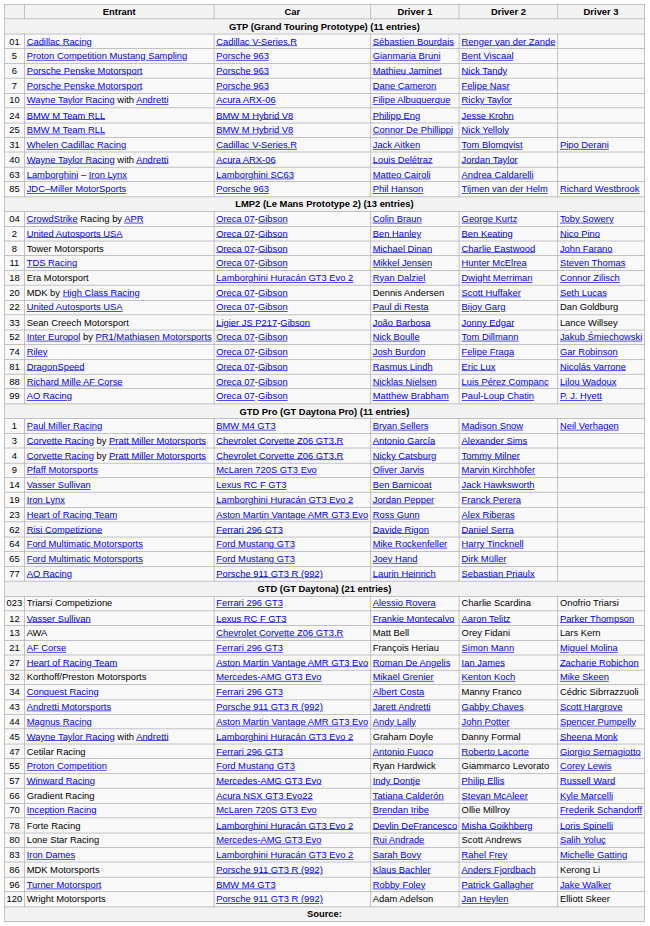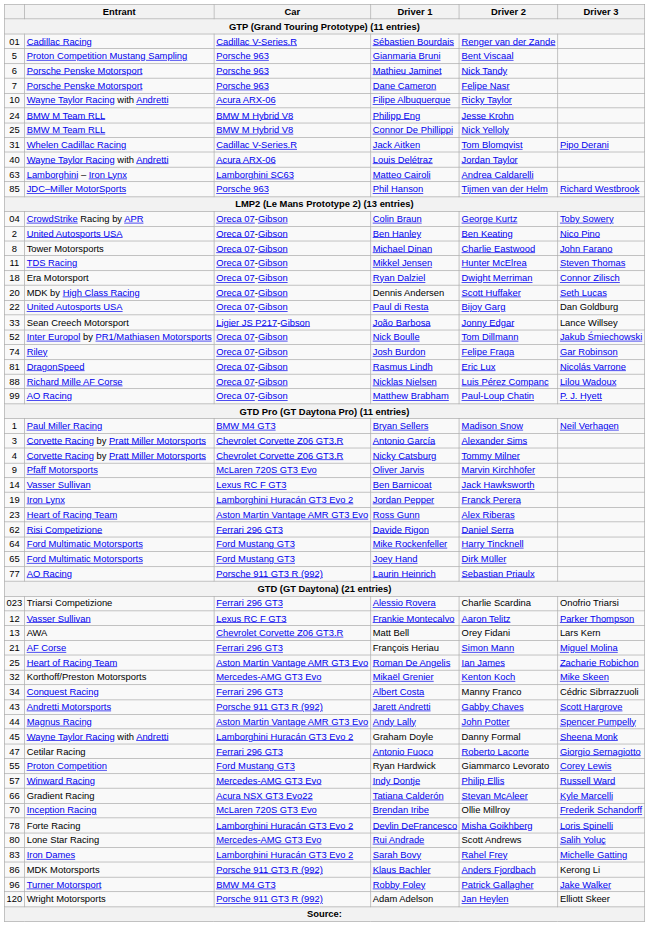(285, 278) Lamborghini Huracán GT3 Evo 2 -> (252, 278) Oreca 07-Gibson
(14, 662) 27 -> (14, 662) 25
